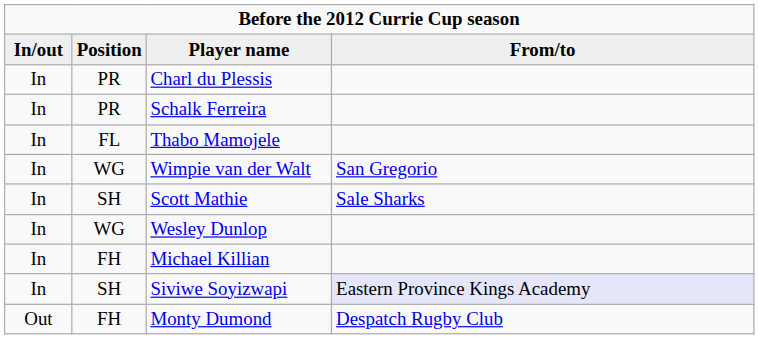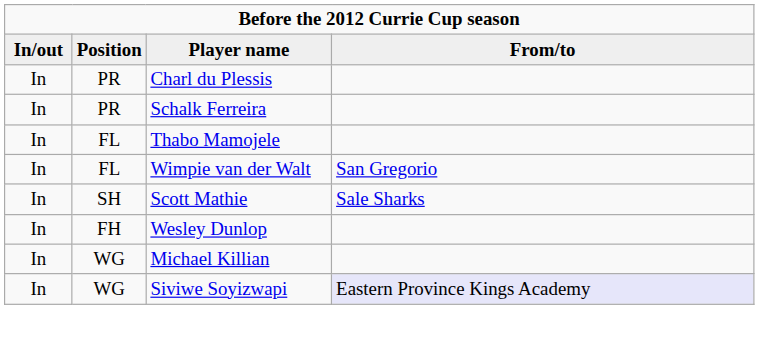(109, 169) WG -> (109, 169) FL
(109, 229) WG -> (109, 229) FH
(109, 259) FH -> (109, 259) WG
(109, 288) SH -> (109, 288) WG
- row: (211, 318)
